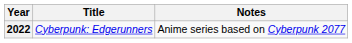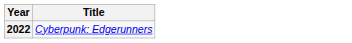- column: (251, 12)
